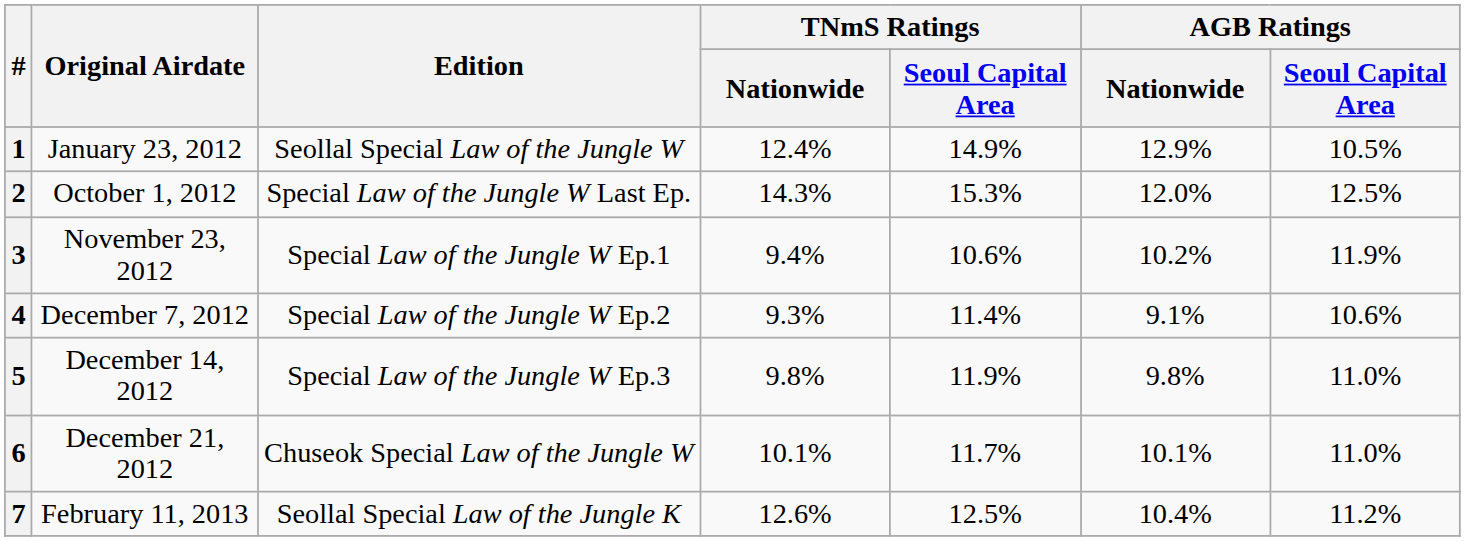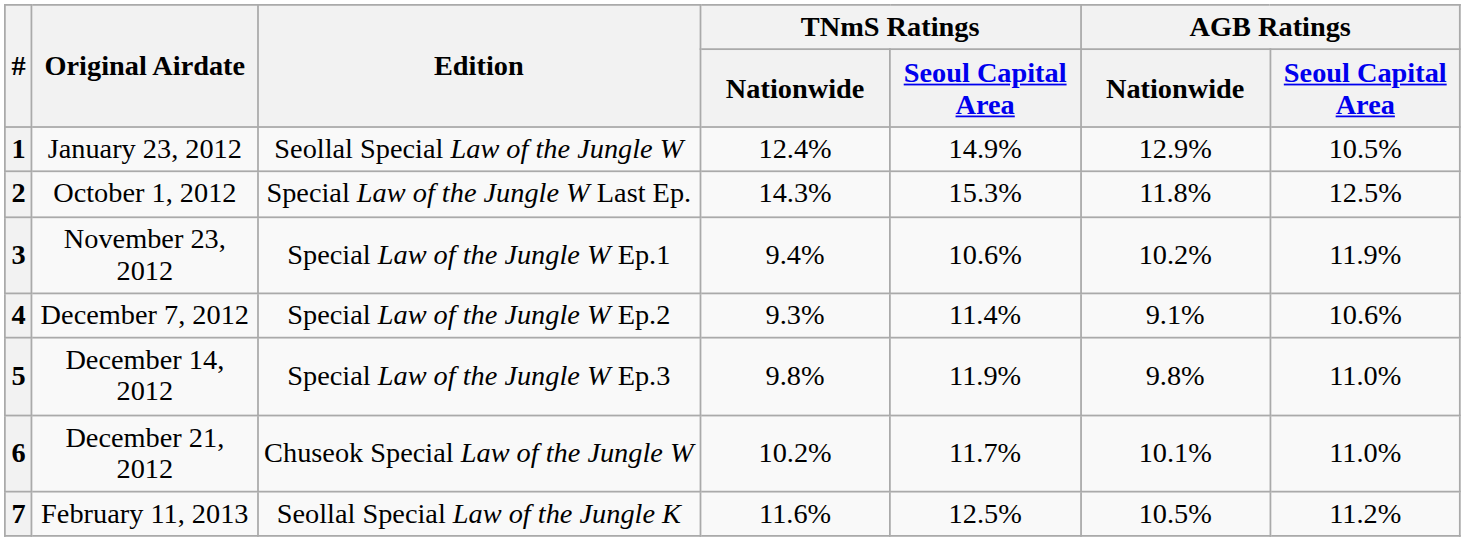(1175, 193) 12.0% -> (1175, 193) 11.8%
(795, 452) 10.1% -> (795, 452) 10.2%
(795, 513) 12.6% -> (795, 513) 11.6%
(1175, 513) 10.4% -> (1175, 513) 10.5%
